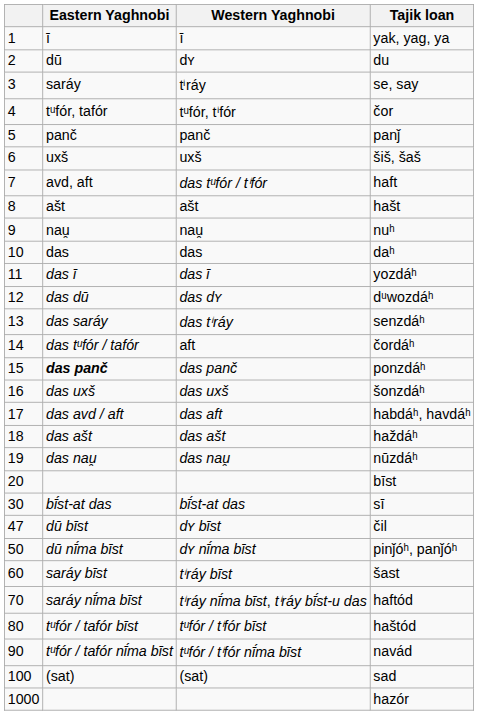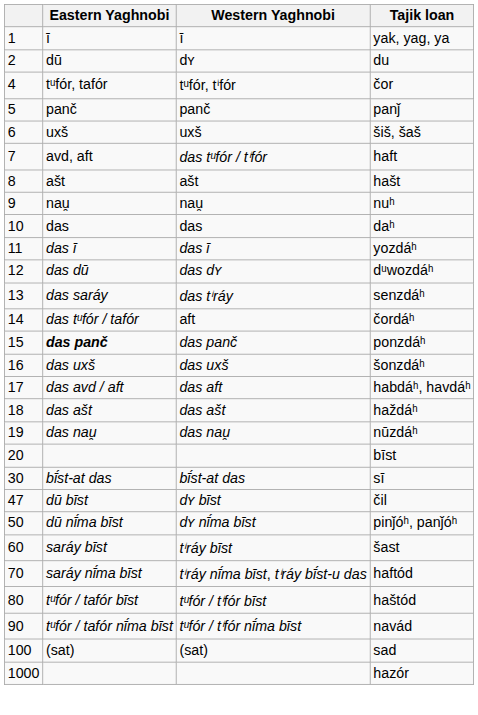- row: (396, 85)
